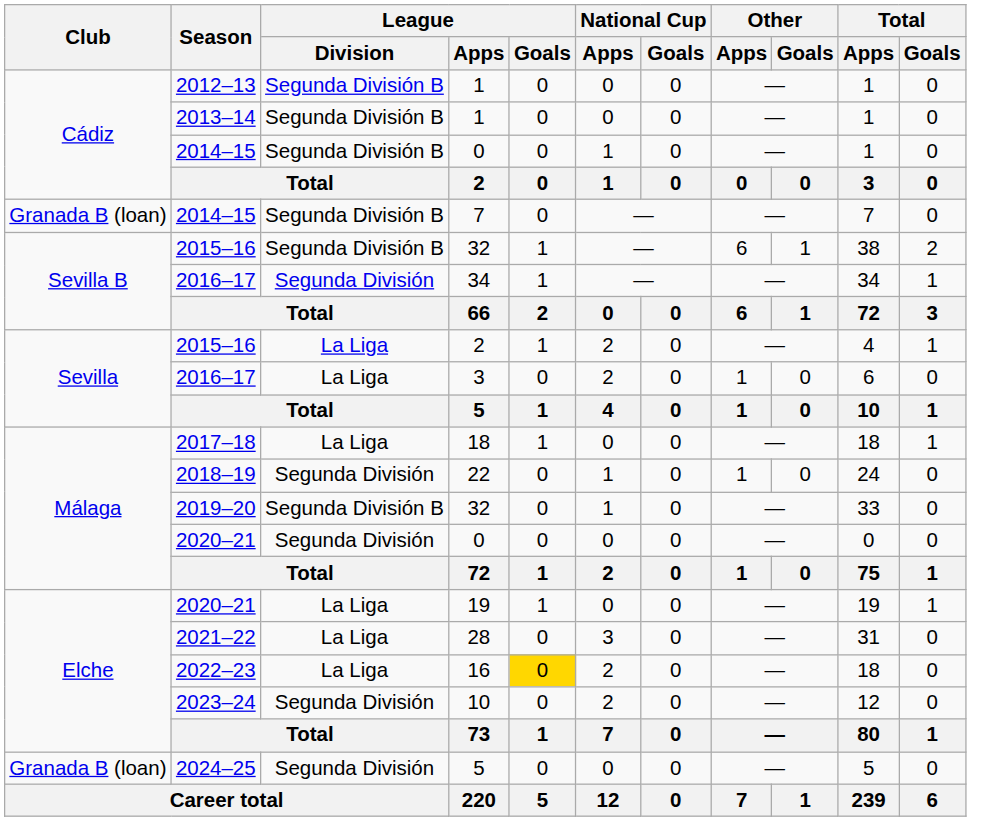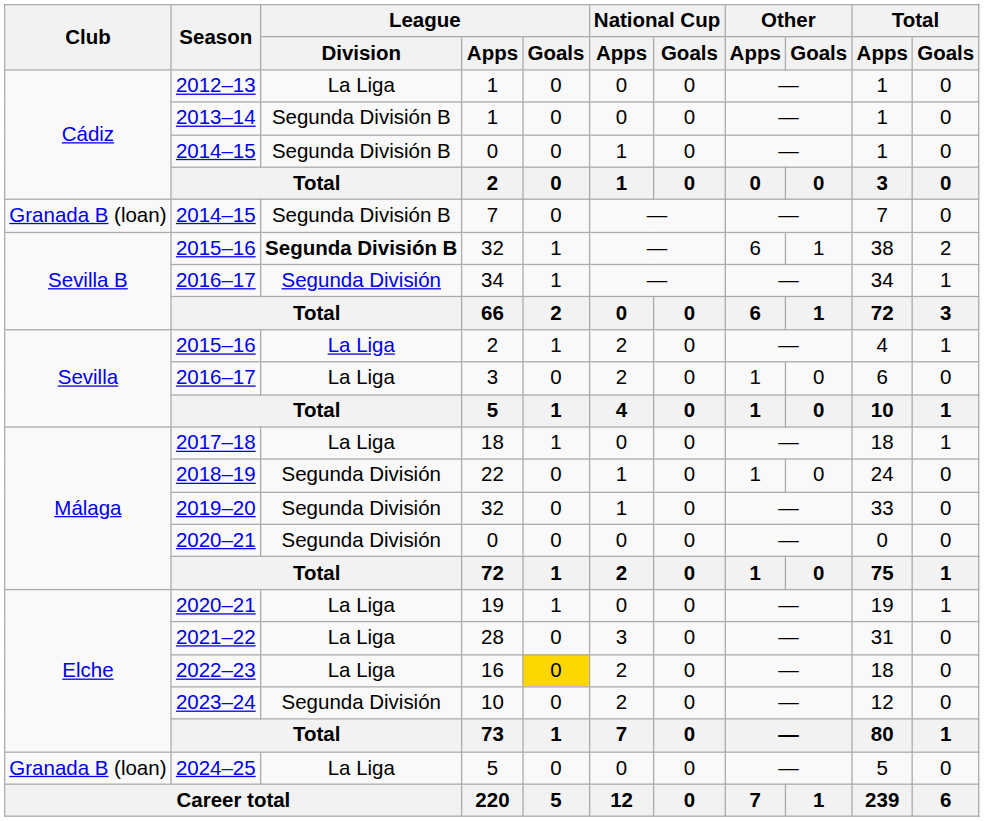(354, 85) Segunda División B -> (361, 85) La Liga
(354, 248) normal -> (361, 248) bold
(354, 507) Segunda División B -> (361, 507) Segunda División
(354, 767) Segunda División -> (361, 767) La Liga
